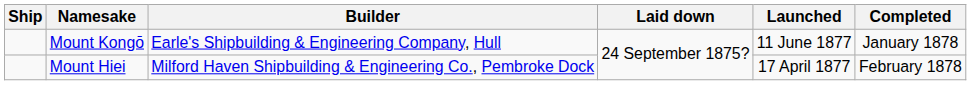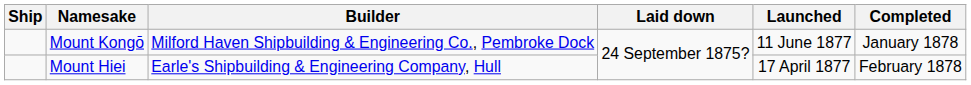(326, 42) Earle's Shipbuilding & Engineering Company, Hull -> (373, 42) Milford Haven Shipbuilding & Engineering Co., Pembroke Dock
(373, 67) Milford Haven Shipbuilding & Engineering Co., Pembroke Dock -> (326, 67) Earle's Shipbuilding & Engineering Company, Hull
